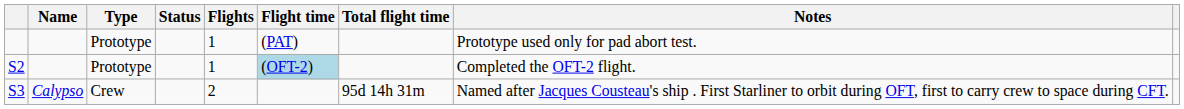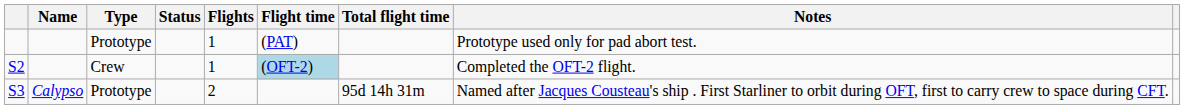(121, 66) Prototype -> (108, 66) Crew
(108, 91) Crew -> (121, 91) Prototype
